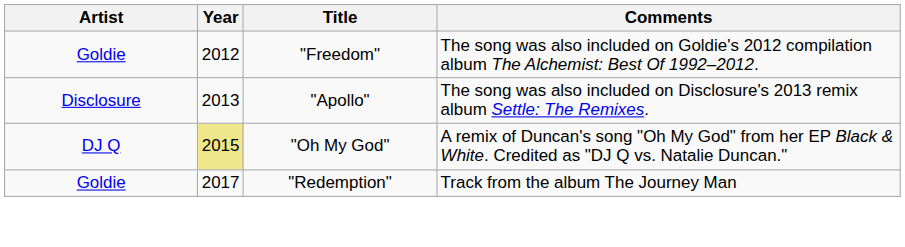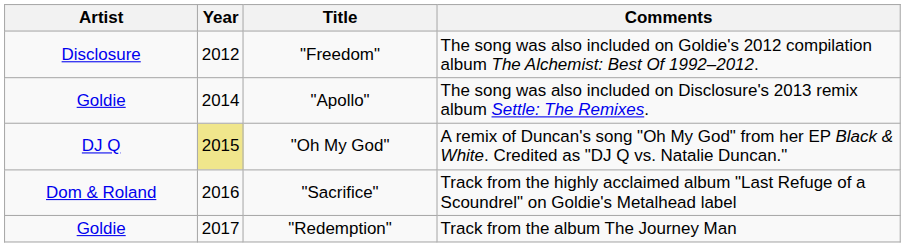(101, 54) Goldie -> (101, 54) Disclosure
(101, 100) Disclosure -> (101, 100) Goldie
(221, 100) 2013 -> (221, 100) 2014
+ row: (340, 192)
